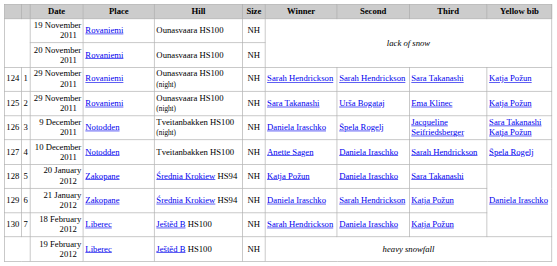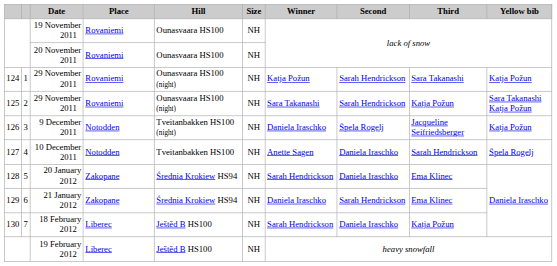(300, 79) Sarah Hendrickson -> (288, 79) Katja Požun
(362, 103) Urša Bogataj -> (372, 103) Sarah Hendrickson
(432, 103) Ema Klinec -> (433, 103) Katja Požun
(510, 103) Katja Požun -> (515, 103) Sara Takanashi Katja Požun
(515, 127) Sara Takanashi Katja Požun -> (510, 127) Katja Požun
(288, 176) Katja Požun -> (300, 176) Sarah Hendrickson
(437, 176) Sara Takanashi -> (432, 176) Ema Klinec
(433, 200) Katja Požun -> (432, 200) Ema Klinec
